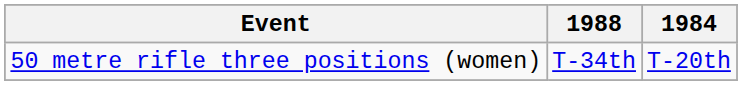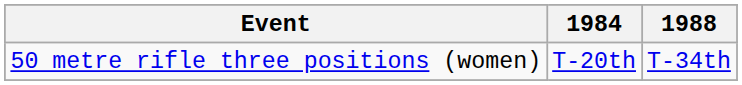columns swapped: (689, 24) <-> (594, 24)
